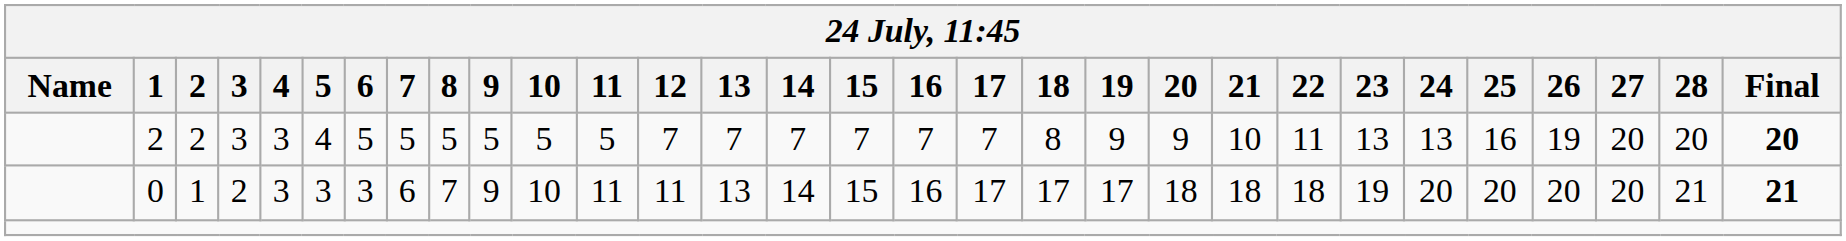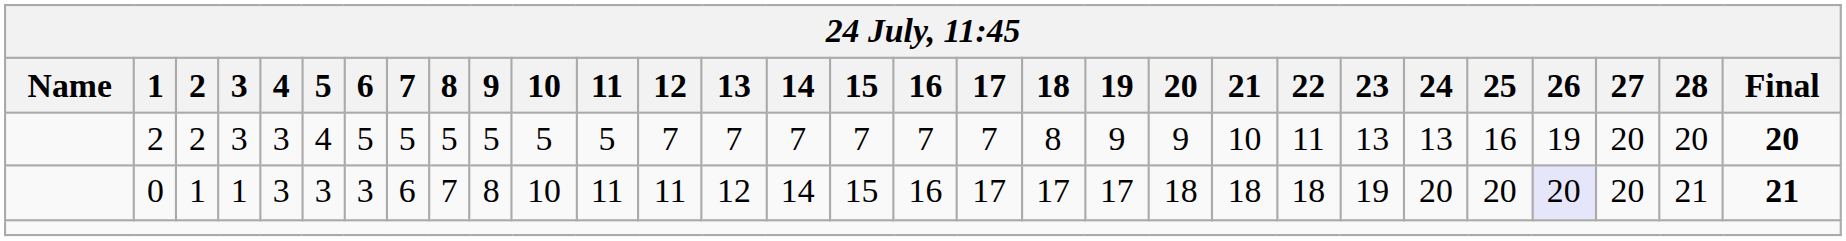(239, 191) 2 -> (239, 191) 1
(491, 191) 9 -> (491, 191) 8
(734, 191) 13 -> (734, 191) 12
(1564, 191) no background -> (1564, 191) lavender background
